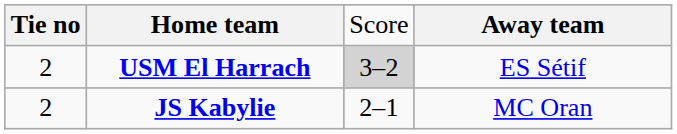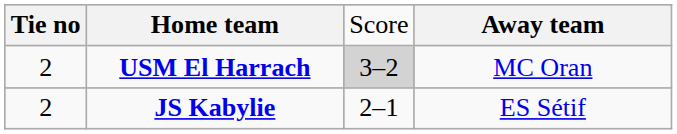(543, 66) ES Sétif -> (543, 66) MC Oran
(543, 107) MC Oran -> (543, 107) ES Sétif
